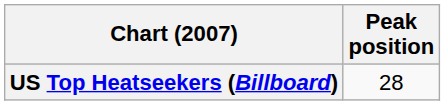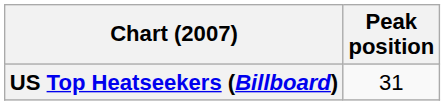(391, 81) 28 -> (391, 81) 31
